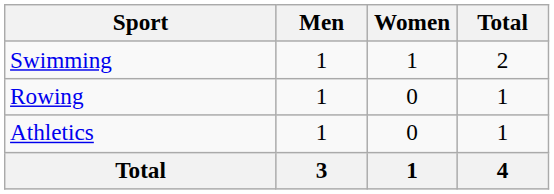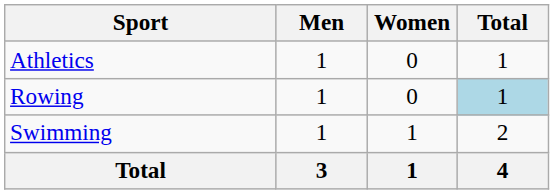rows swapped: (52, 133) <-> (61, 59)
(503, 96) no background -> (503, 96) lightblue background
